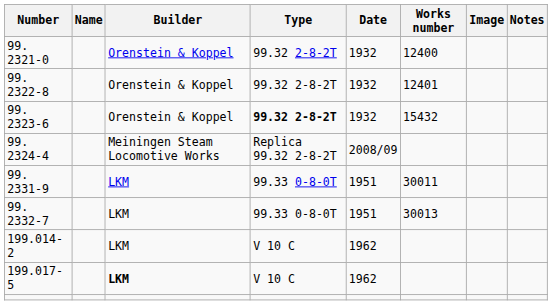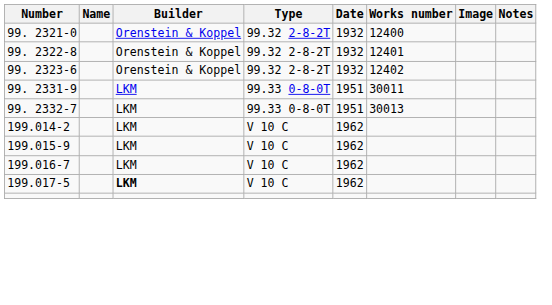(295, 117) bold -> (288, 70) normal
(420, 117) 15432 -> (387, 70) 12402
- row: (28, 149)
+ row: (39, 146)
+ row: (39, 165)
